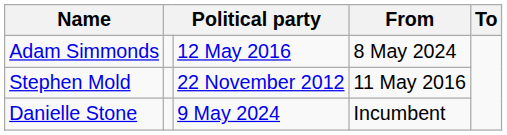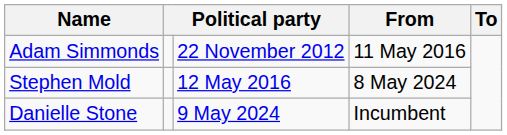(234, 51) 12 May 2016 -> (261, 51) 22 November 2012
(405, 51) 8 May 2024 -> (410, 51) 11 May 2016
(261, 82) 22 November 2012 -> (234, 82) 12 May 2016
(410, 82) 11 May 2016 -> (405, 82) 8 May 2024
